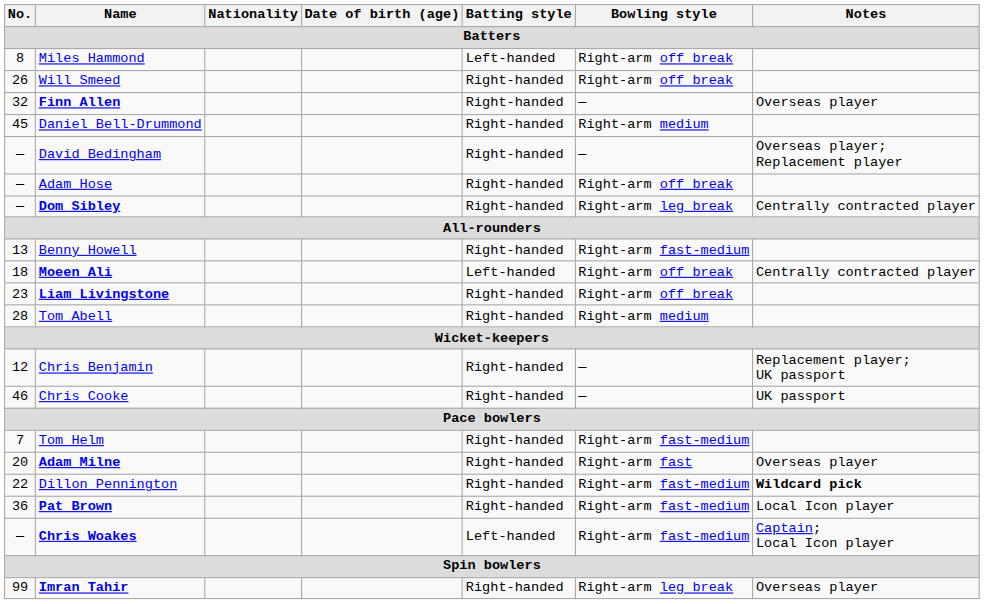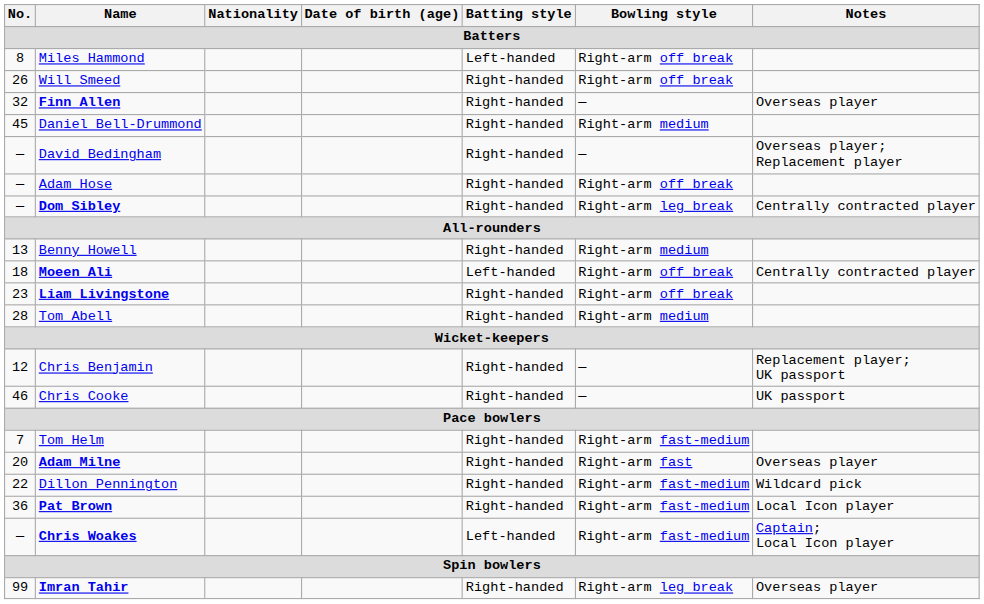(664, 251) Right-arm fast-medium -> (643, 251) Right-arm medium
(809, 485) bold -> (809, 485) normal
